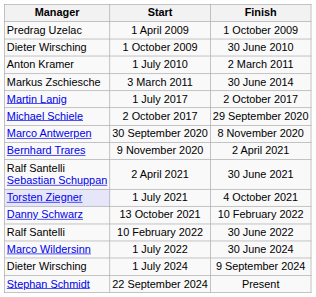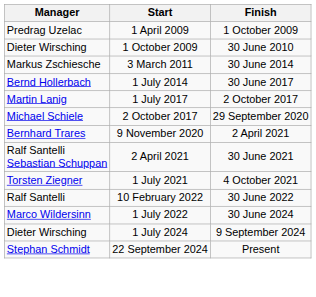- row: (160, 64)
+ row: (160, 82)
- row: (160, 133)
(45, 197) lavender background -> (45, 180) no background
- row: (160, 215)
